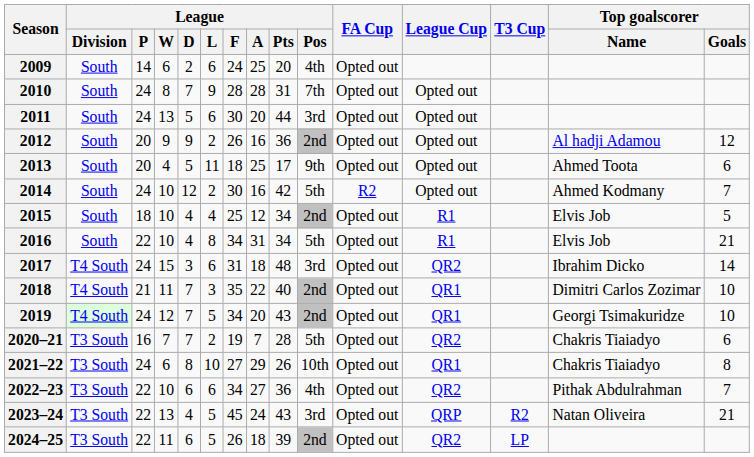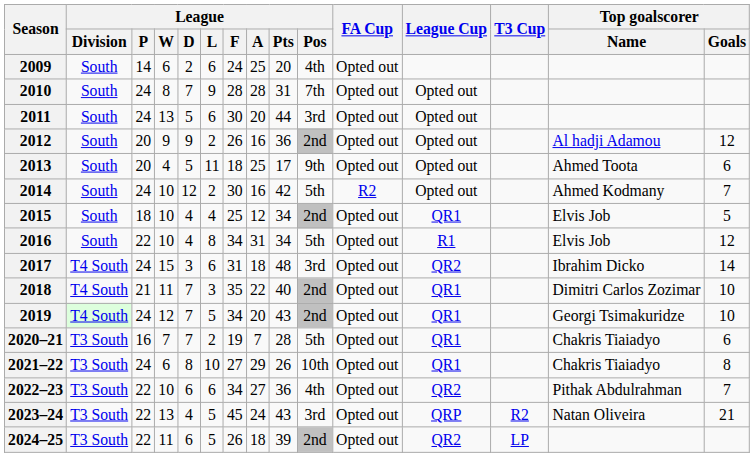(446, 215) R1 -> (446, 215) QR1
(727, 240) 21 -> (727, 240) 12
(446, 340) QR2 -> (446, 340) QR1
